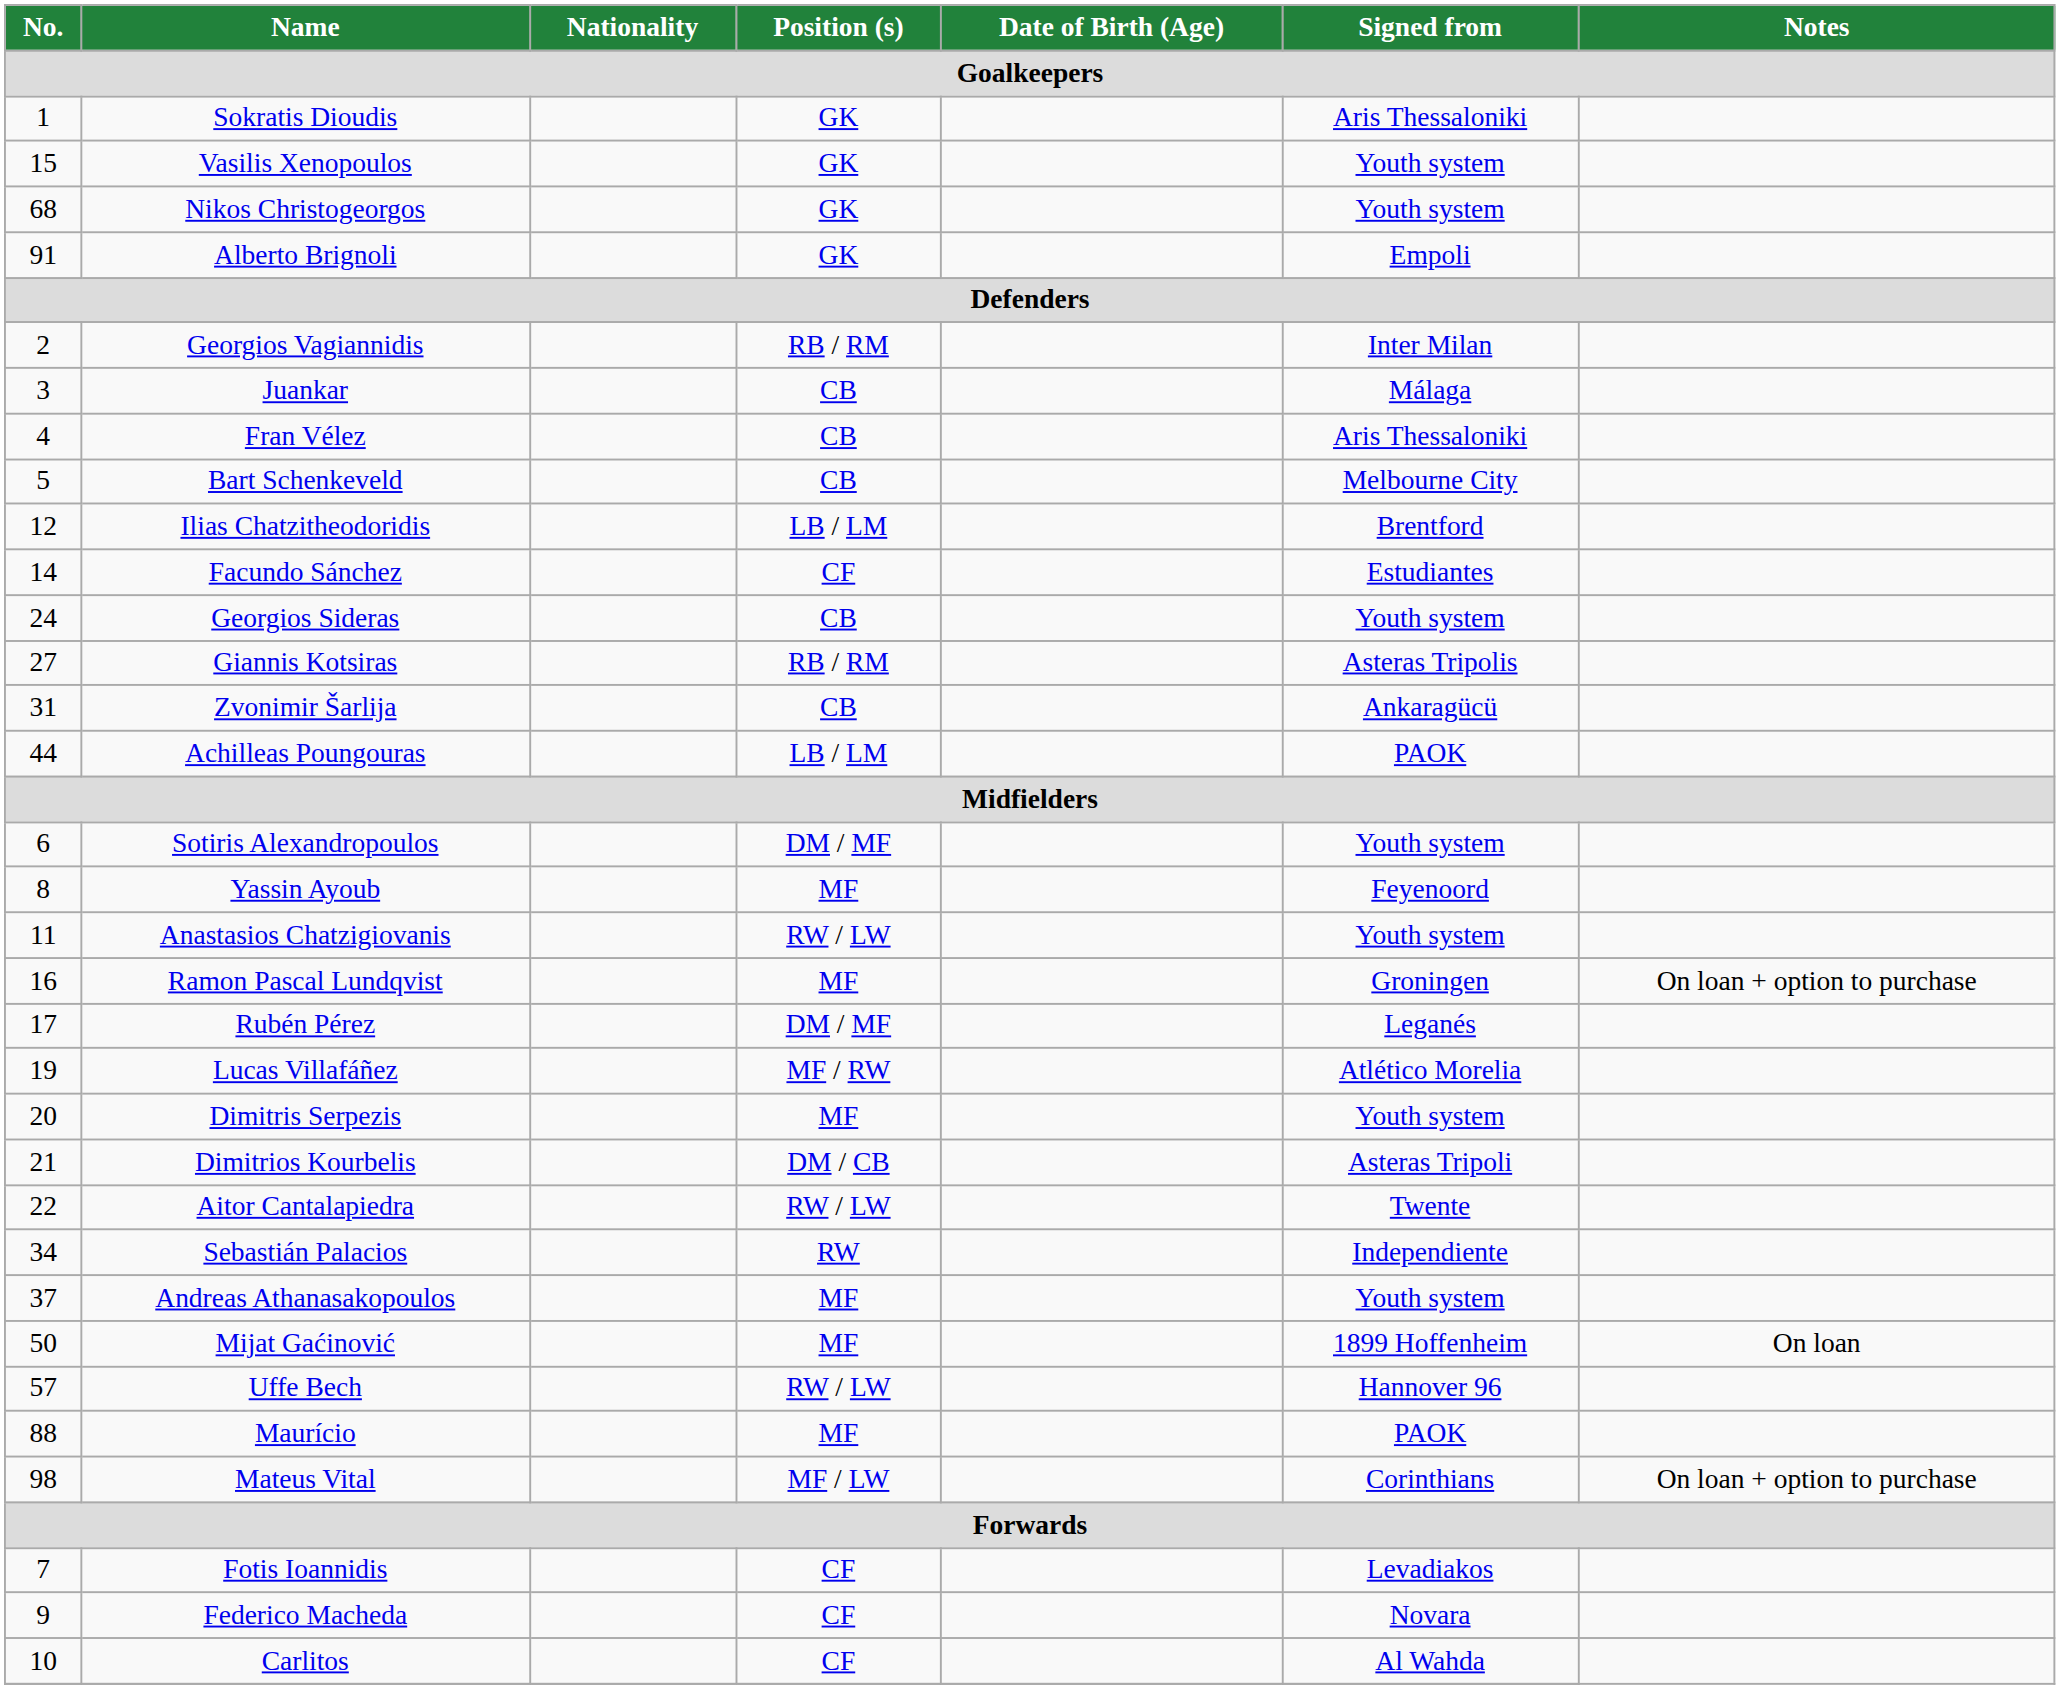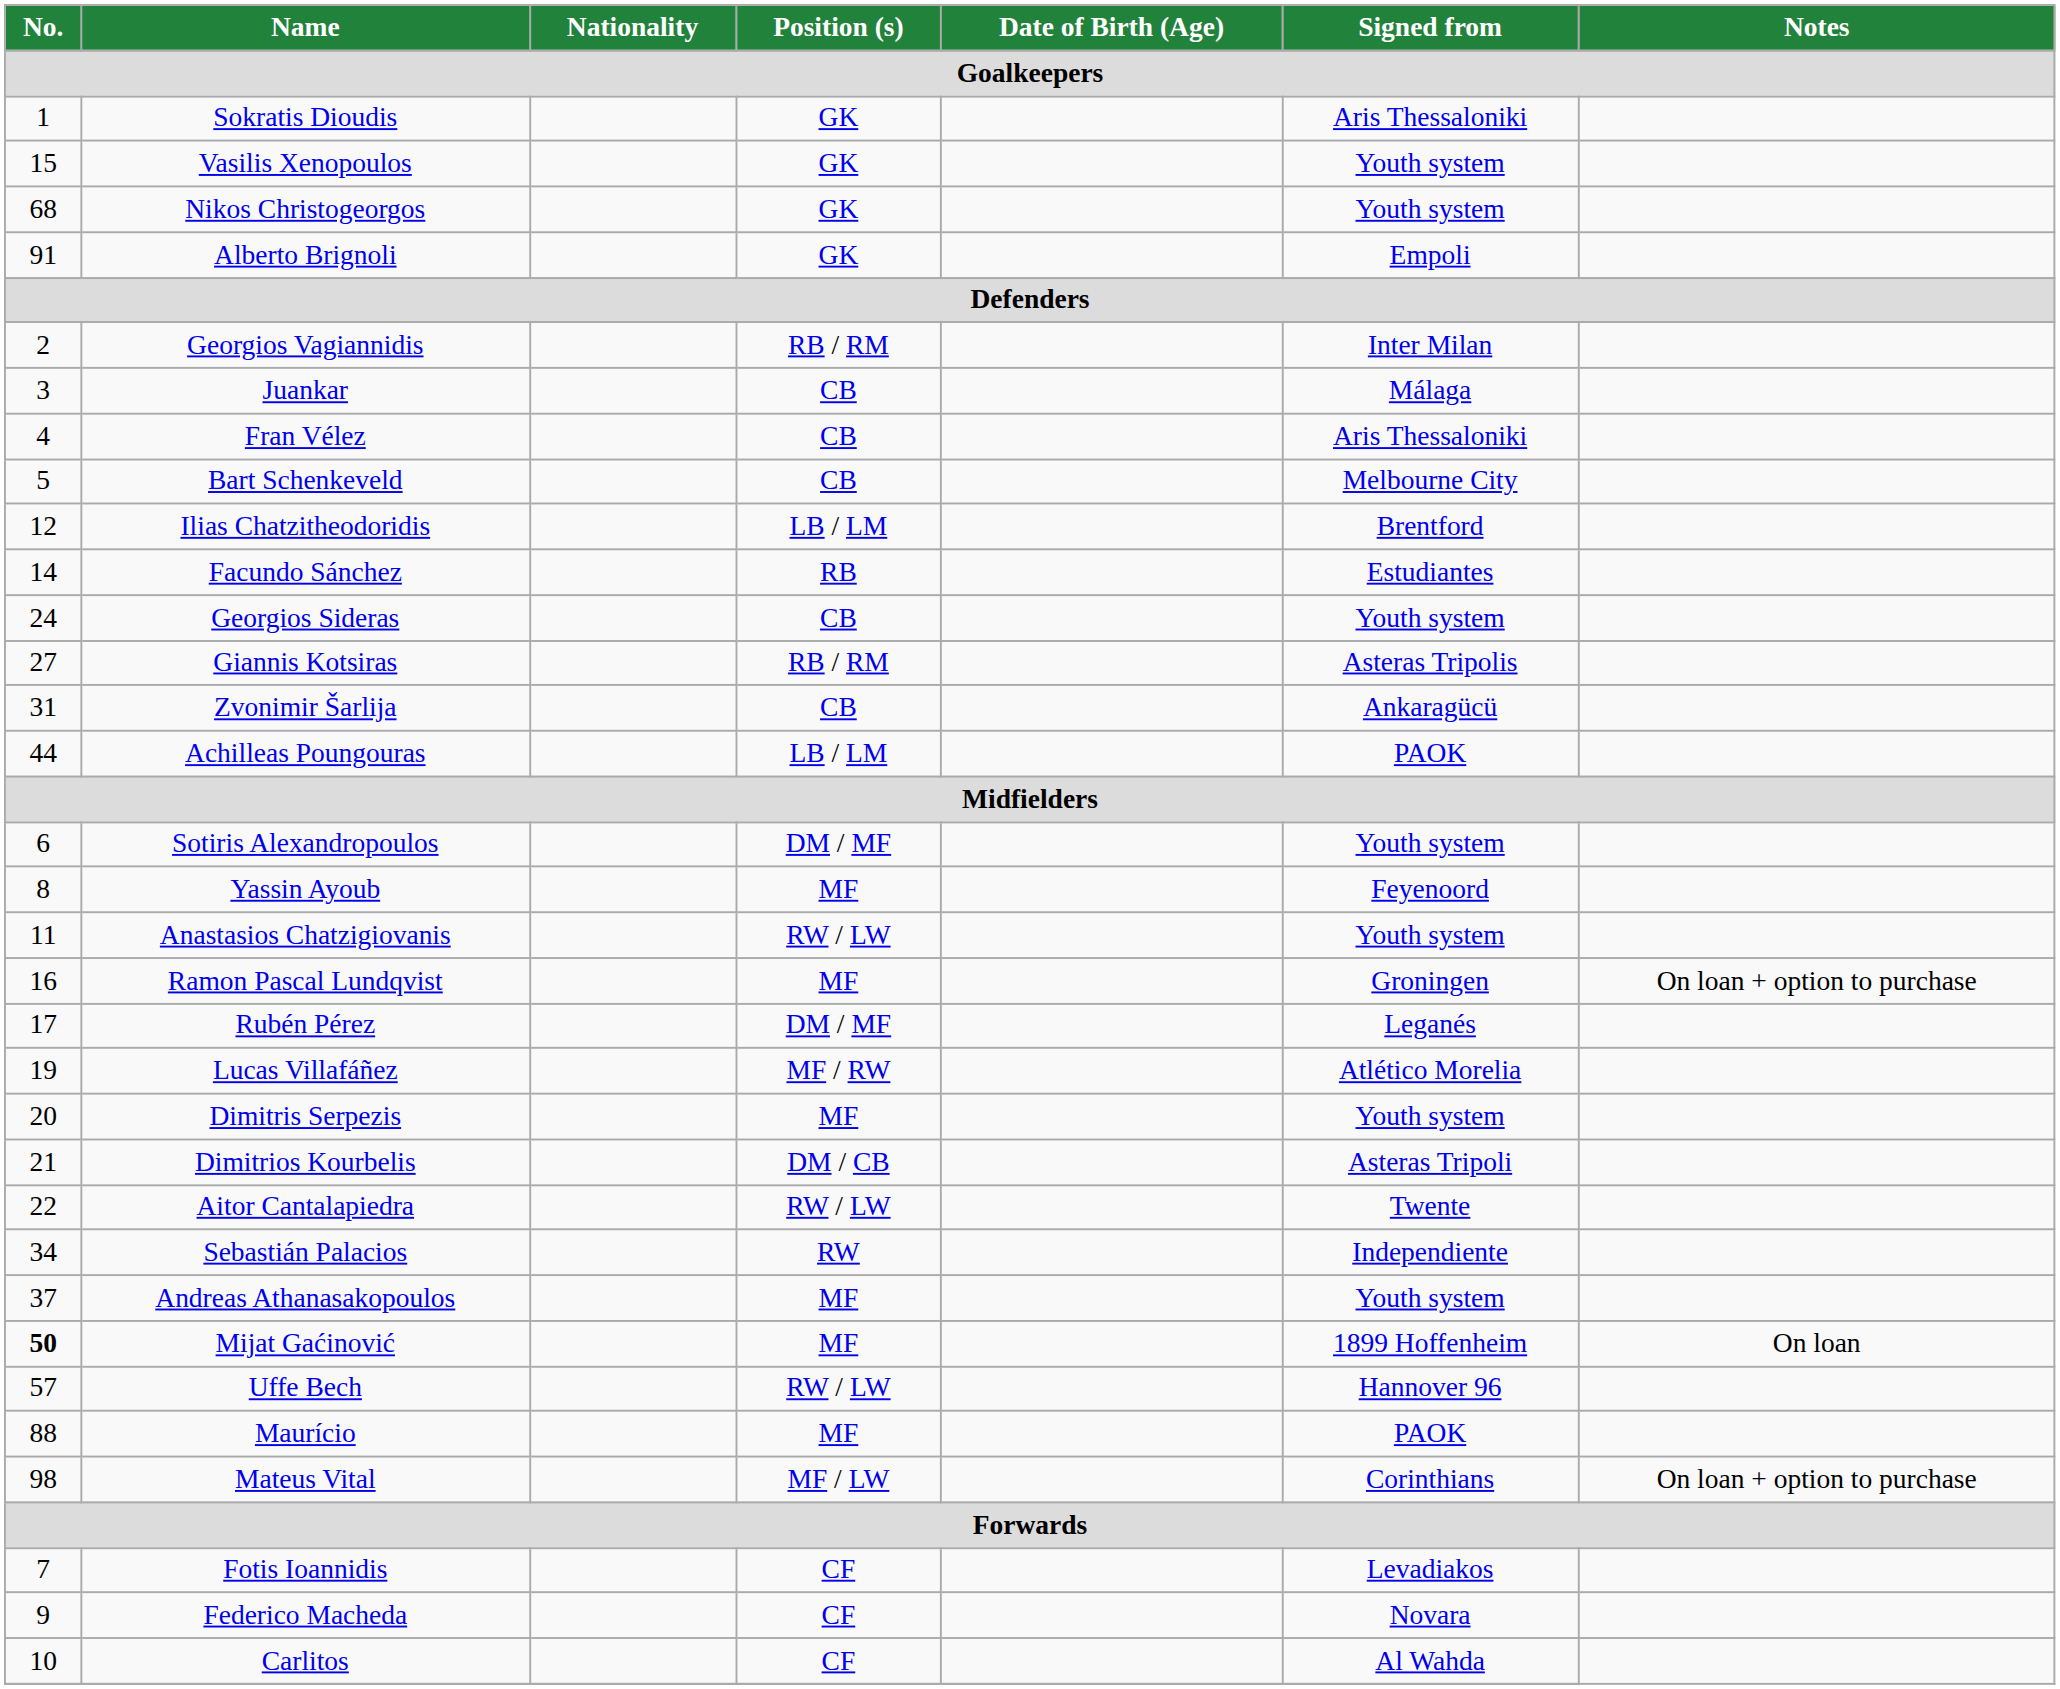(838, 571) CF -> (838, 571) RB
(43, 1343) normal -> (43, 1343) bold
